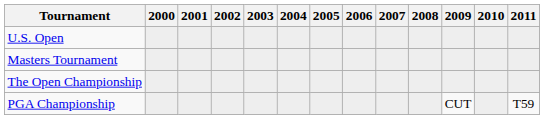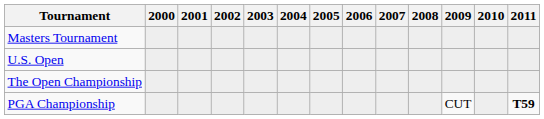rows swapped: (62, 59) <-> (36, 37)
(524, 103) normal -> (524, 103) bold
